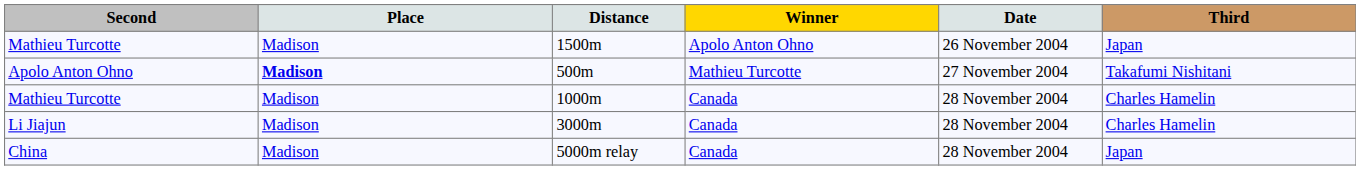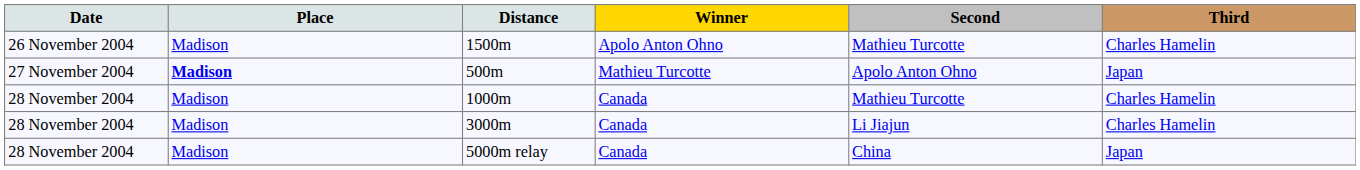columns swapped: (1020, 17) <-> (131, 17)
(1124, 44) Japan -> (1161, 44) Charles Hamelin
(1168, 71) Takafumi Nishitani -> (1124, 71) Japan
